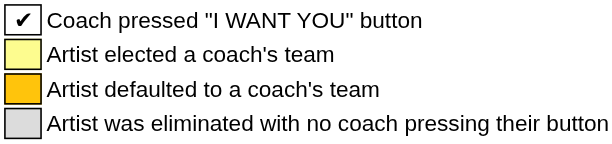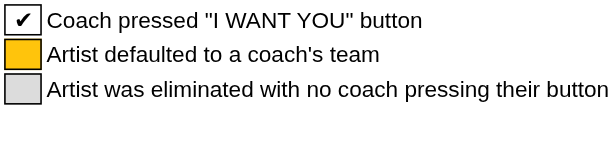- row: (191, 54)
